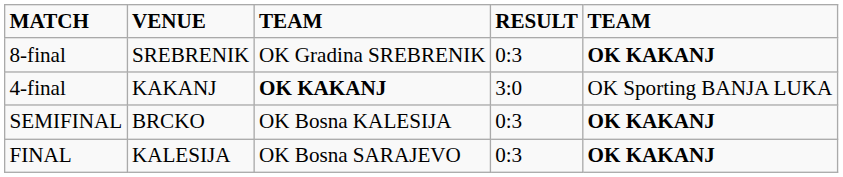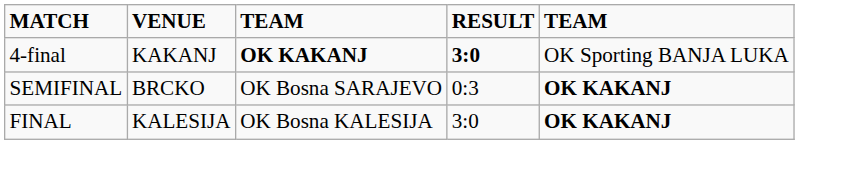- row: (38, 54)
(509, 88) normal -> (466, 54) bold
(355, 121) OK Bosna KALESIJA -> (341, 88) OK Bosna SARAJEVO
(360, 155) OK Bosna SARAJEVO -> (336, 121) OK Bosna KALESIJA
(509, 155) 0:3 -> (465, 121) 3:0
